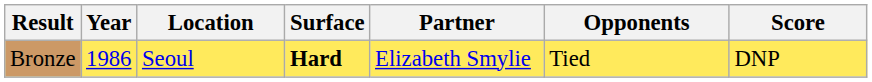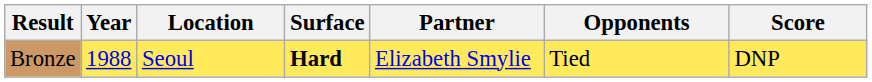(109, 58) 1986 -> (109, 58) 1988
